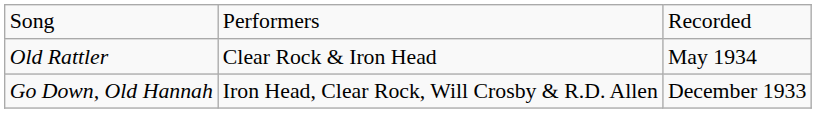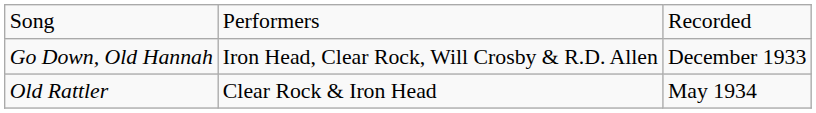rows swapped: (59, 56) <-> (111, 90)
